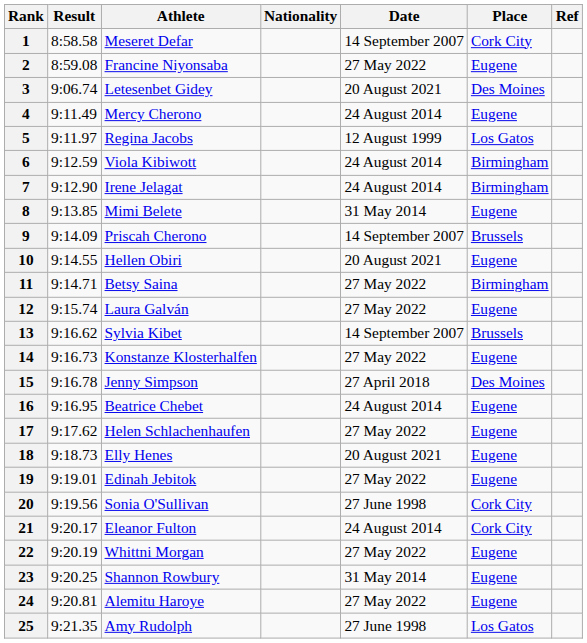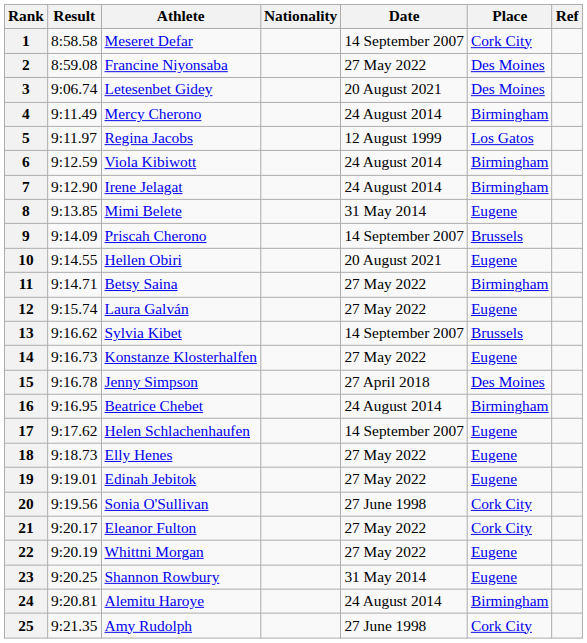(494, 65) Eugene -> (508, 65) Des Moines
(494, 114) Eugene -> (510, 114) Birmingham
(494, 406) Eugene -> (510, 406) Birmingham
(385, 430) 27 May 2022 -> (404, 430) 14 September 2007
(393, 455) 20 August 2021 -> (385, 455) 27 May 2022
(393, 528) 24 August 2014 -> (385, 528) 27 May 2022
(385, 601) 27 May 2022 -> (393, 601) 24 August 2014
(494, 601) Eugene -> (510, 601) Birmingham
(502, 625) Los Gatos -> (501, 625) Cork City
